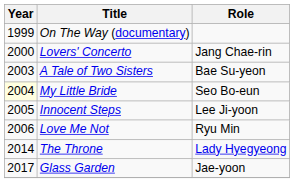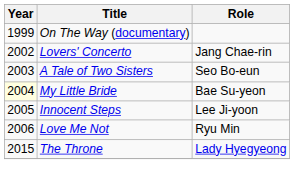(21, 52) 2000 -> (21, 52) 2002
(230, 71) Bae Su-yeon -> (227, 71) Seo Bo-eun
(227, 91) Seo Bo-eun -> (230, 91) Bae Su-yeon
(21, 149) 2014 -> (21, 149) 2015
- row: (77, 168)
